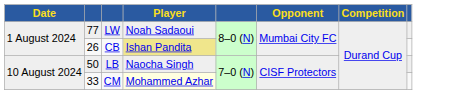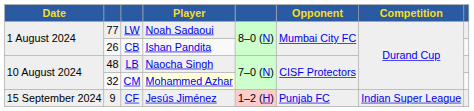(159, 47) khaki background -> (178, 47) no background
(93, 64) 50 -> (113, 64) 48
(93, 81) 33 -> (113, 81) 32
+ row: (132, 99)
